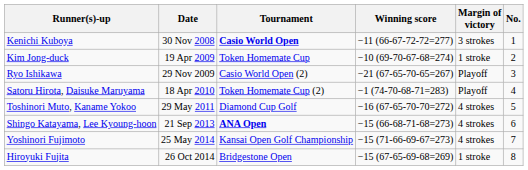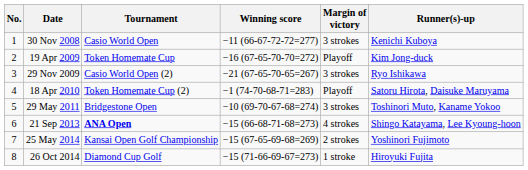columns swapped: (513, 18) <-> (82, 18)
(259, 41) bold -> (121, 41) normal
(406, 57) −10 (69-70-67-68=274) -> (271, 57) −16 (67-65-70-70=272)
(474, 57) 1 stroke -> (338, 57) Playoff
(473, 74) Playoff -> (341, 74) 3 strokes
(258, 107) Diamond Cup Golf -> (121, 107) Bridgestone Open
(406, 107) −16 (67-65-70-70=272) -> (271, 107) −10 (69-70-67-68=274)
(476, 107) 4 strokes -> (341, 107) 3 strokes
(406, 140) −15 (71-66-69-67=273) -> (271, 140) −15 (67-65-69-68=269)
(476, 140) 4 strokes -> (341, 140) 2 strokes
(256, 157) Bridgestone Open -> (123, 157) Diamond Cup Golf
(406, 157) −15 (67-65-69-68=269) -> (271, 157) −15 (71-66-69-67=273)
